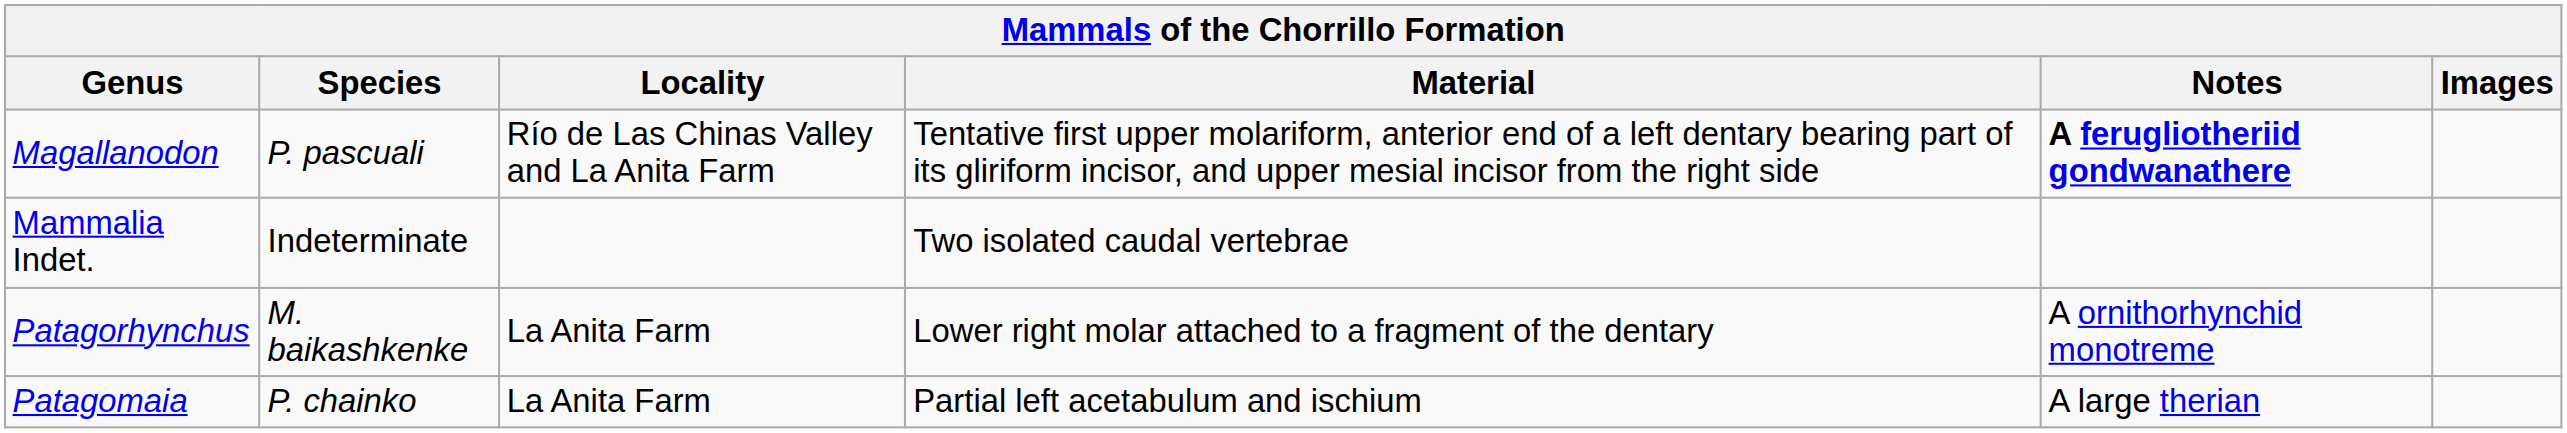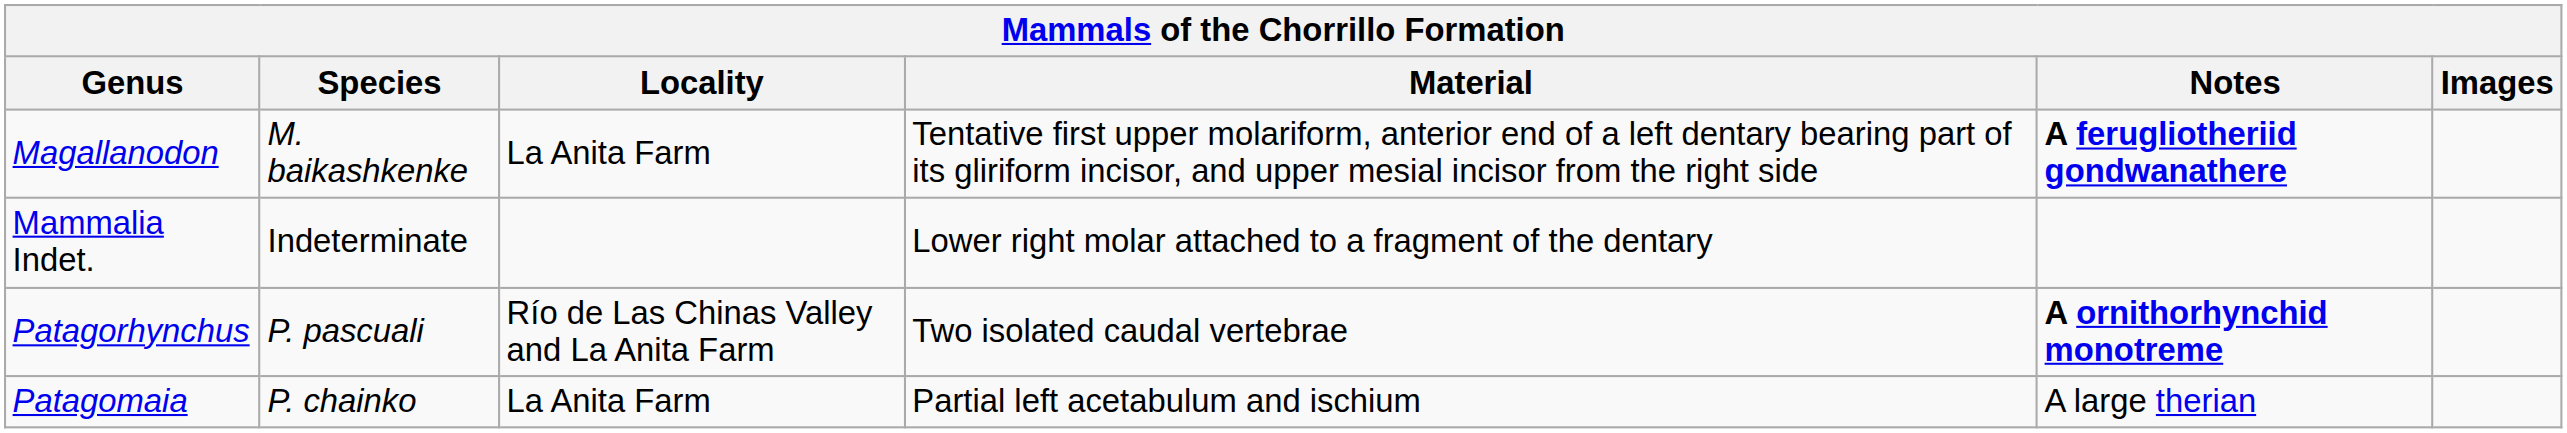(346, 152) P. pascuali -> (368, 152) M. baikashkenke
(690, 152) Río de Las Chinas Valley and La Anita Farm -> (609, 152) La Anita Farm
(1131, 241) Two isolated caudal vertebrae -> (1312, 241) Lower right molar attached to a fragment of the dentary
(368, 330) M. baikashkenke -> (346, 330) P. pascuali
(609, 330) La Anita Farm -> (690, 330) Río de Las Chinas Valley and La Anita Farm
(1313, 330) Lower right molar attached to a fragment of the dentary -> (1130, 330) Two isolated caudal vertebrae
(2175, 330) normal -> (2186, 330) bold
